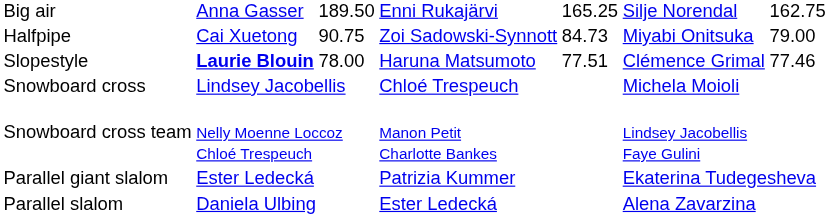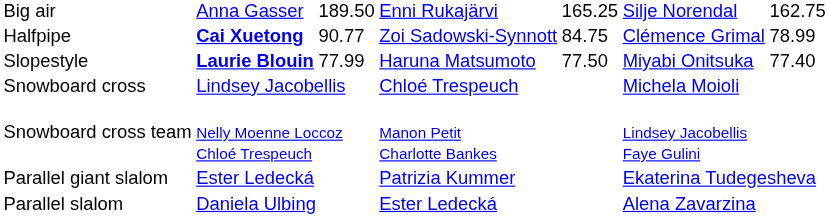(247, 36) normal -> (250, 36) bold
(341, 36) 90.75 -> (341, 36) 90.77
(585, 36) 84.73 -> (585, 36) 84.75
(688, 36) Miyabi Onitsuka -> (694, 36) Clémence Grimal
(792, 36) 79.00 -> (792, 36) 78.99
(341, 61) 78.00 -> (341, 61) 77.99
(585, 61) 77.51 -> (585, 61) 77.50
(694, 61) Clémence Grimal -> (688, 61) Miyabi Onitsuka
(792, 61) 77.46 -> (792, 61) 77.40
